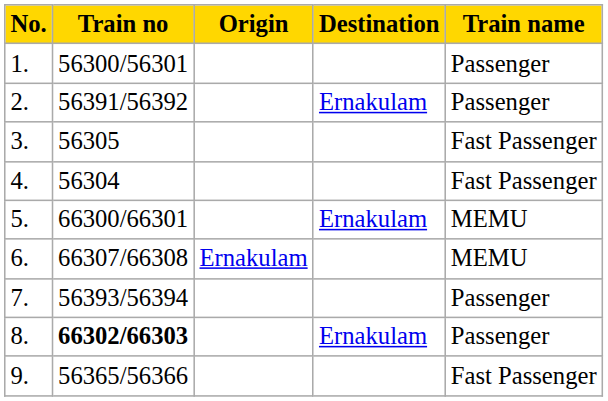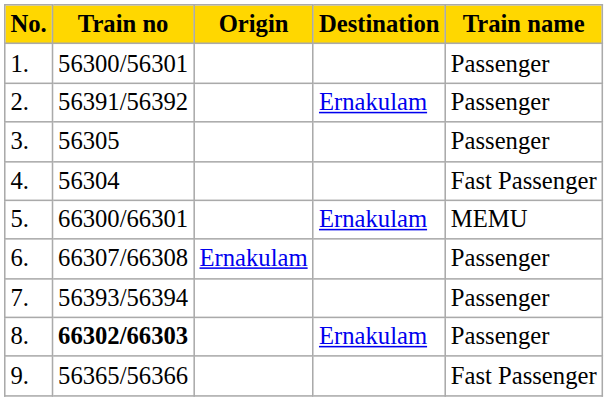(524, 141) Fast Passenger -> (500, 141) Passenger
(489, 258) MEMU -> (500, 258) Passenger
